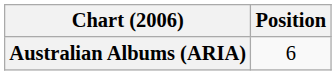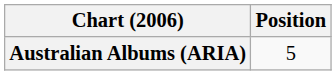(291, 53) 6 -> (291, 53) 5
